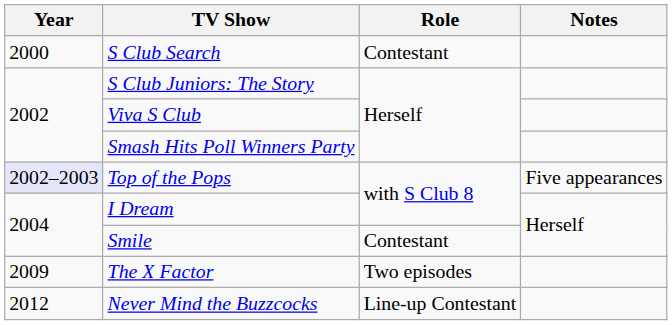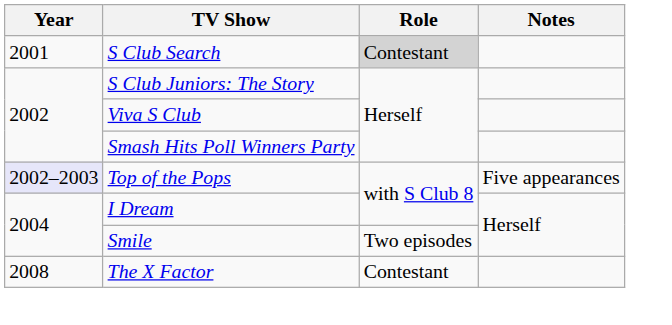(29, 51) 2000 -> (29, 51) 2001
(406, 51) no background -> (406, 51) lightgrey background
(406, 240) Contestant -> (418, 240) Two episodes
(29, 271) 2009 -> (29, 271) 2008
(418, 271) Two episodes -> (406, 271) Contestant
- row: (213, 303)
